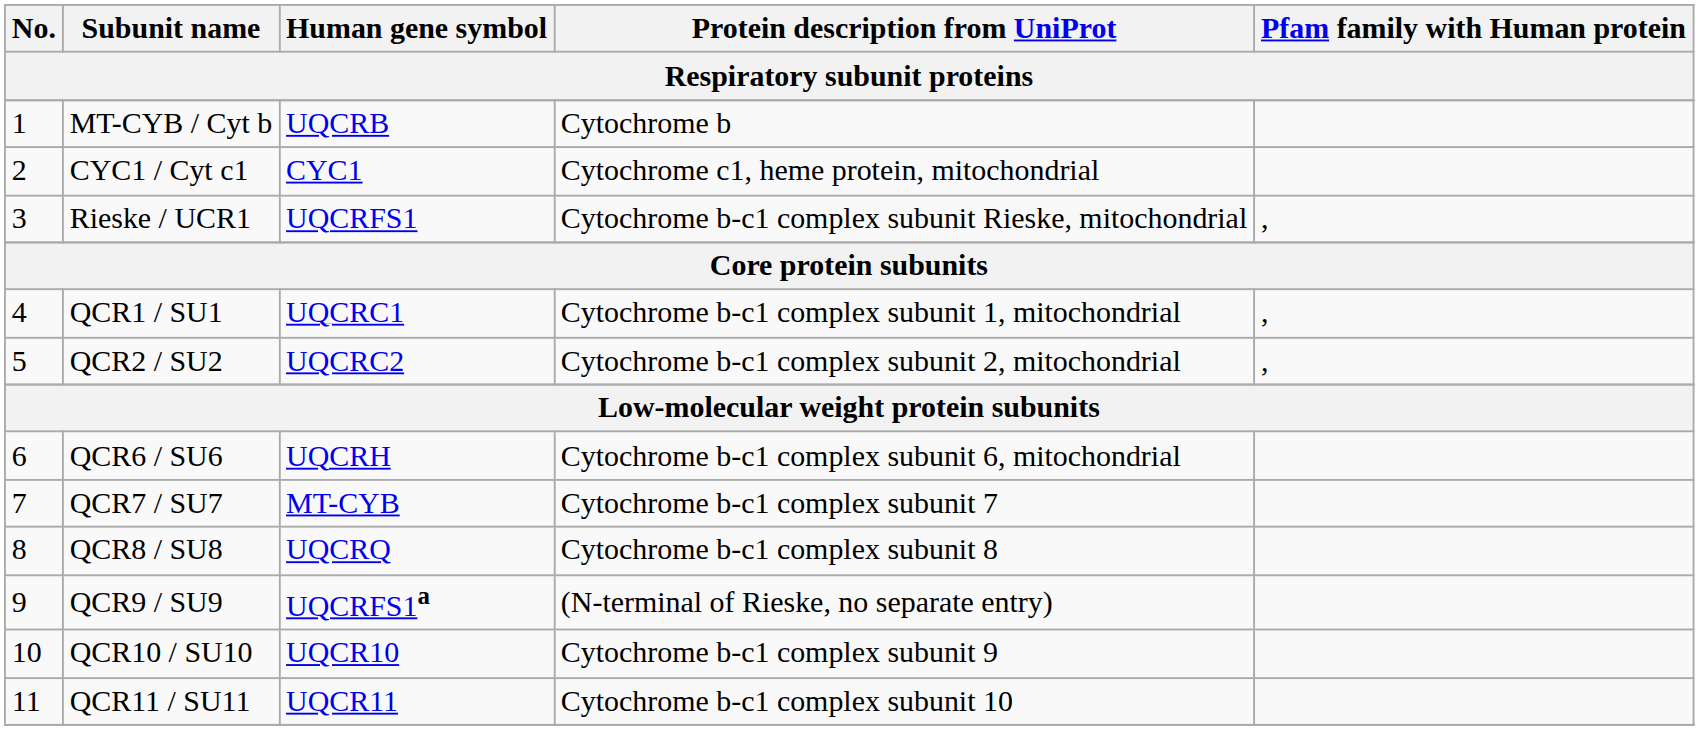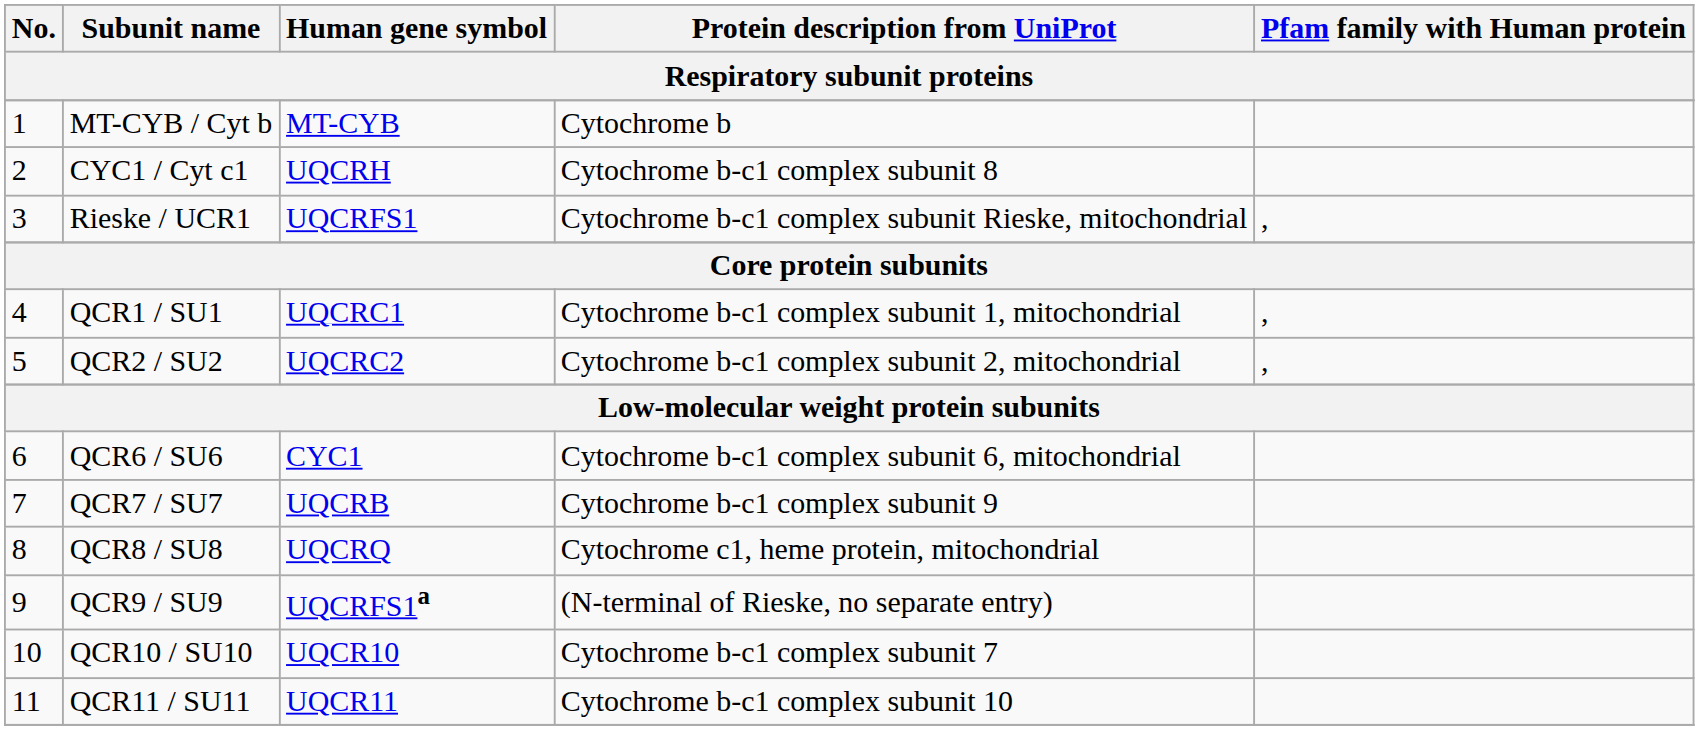(338, 123) UQCRB -> (343, 123) MT-CYB
(324, 170) CYC1 -> (338, 170) UQCRH
(830, 170) Cytochrome c1, heme protein, mitochondrial -> (779, 170) Cytochrome b-c1 complex subunit 8
(338, 455) UQCRH -> (324, 455) CYC1
(343, 502) MT-CYB -> (338, 502) UQCRB
(779, 502) Cytochrome b-c1 complex subunit 7 -> (779, 502) Cytochrome b-c1 complex subunit 9
(779, 550) Cytochrome b-c1 complex subunit 8 -> (830, 550) Cytochrome c1, heme protein, mitochondrial
(779, 653) Cytochrome b-c1 complex subunit 9 -> (779, 653) Cytochrome b-c1 complex subunit 7
